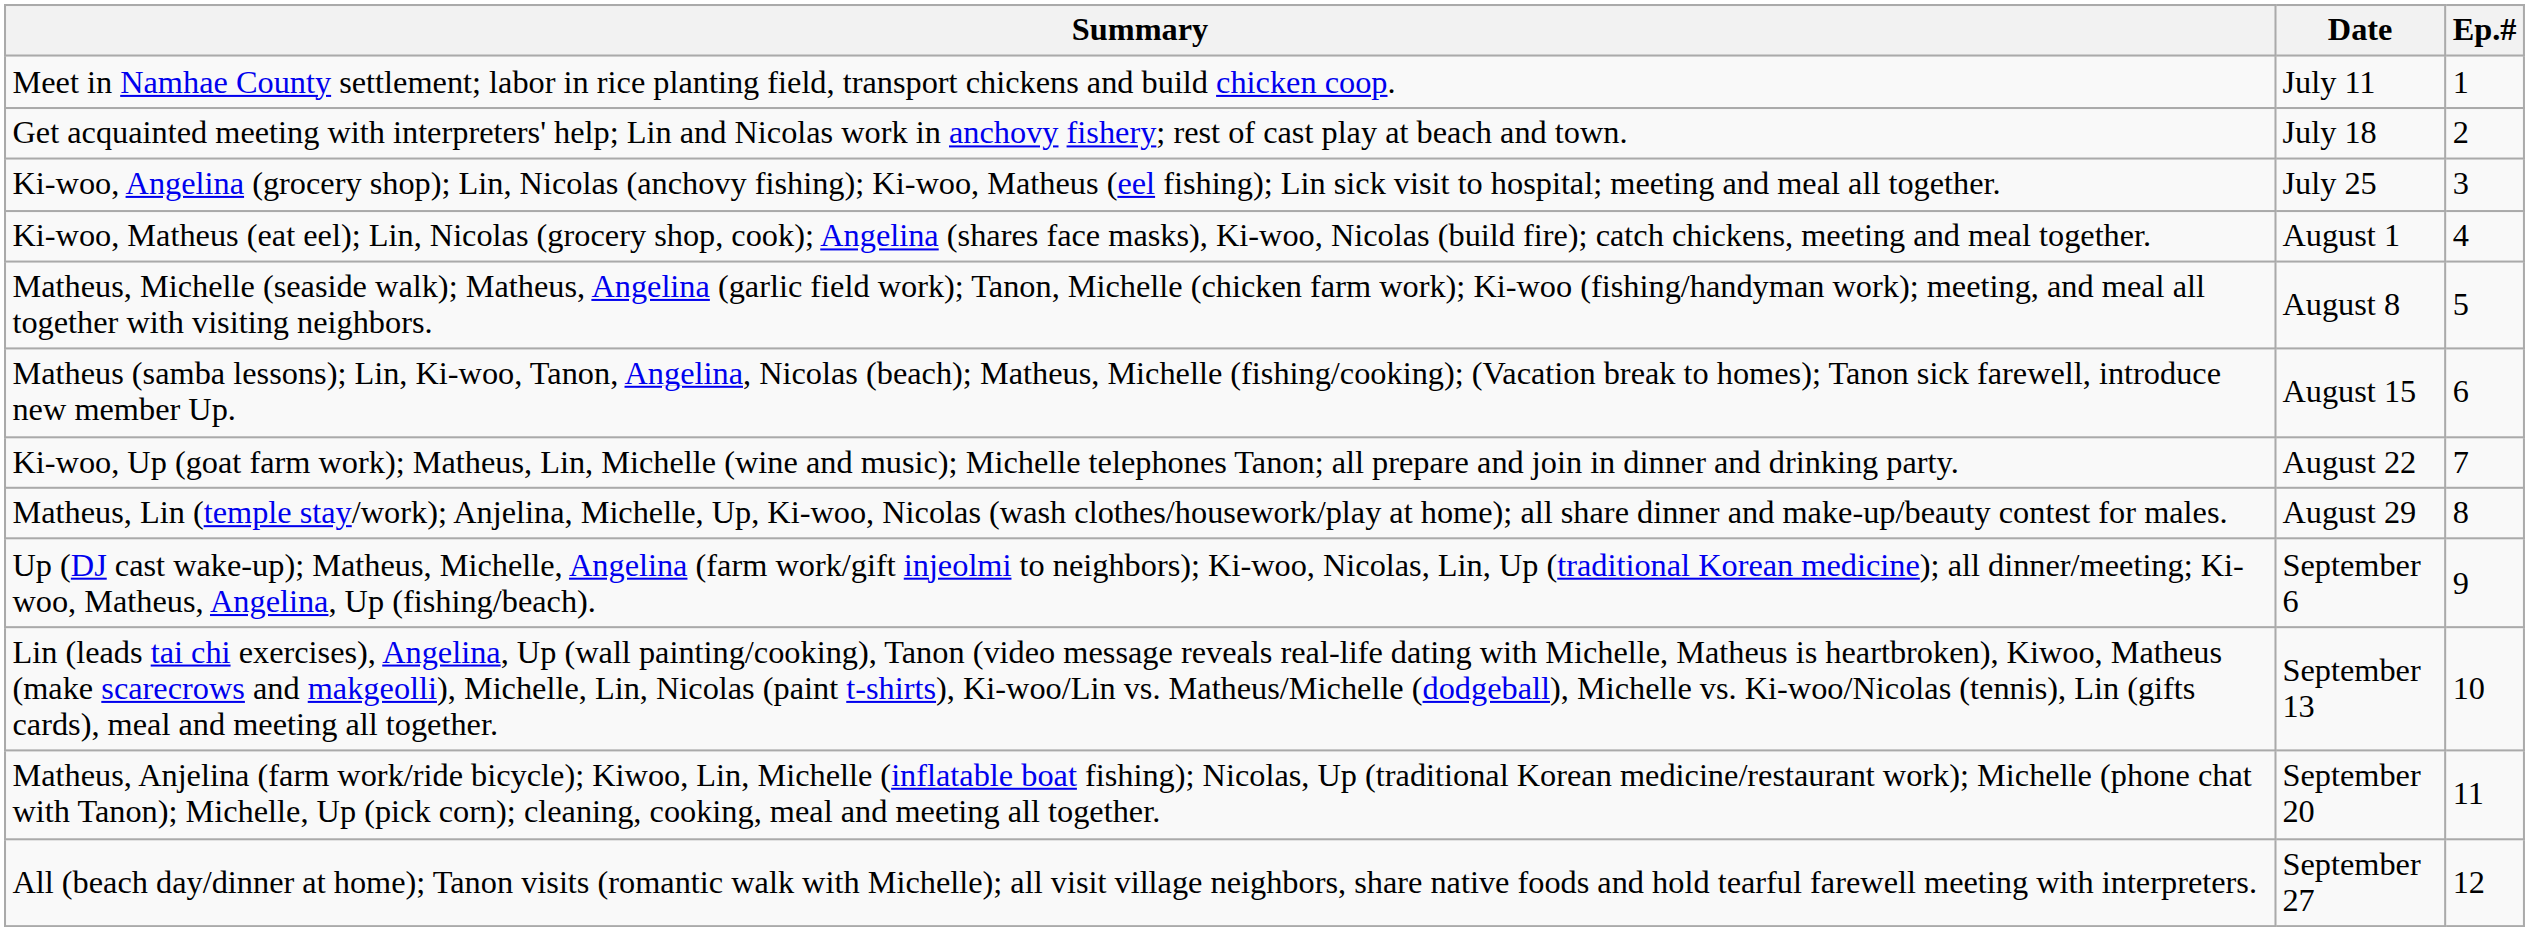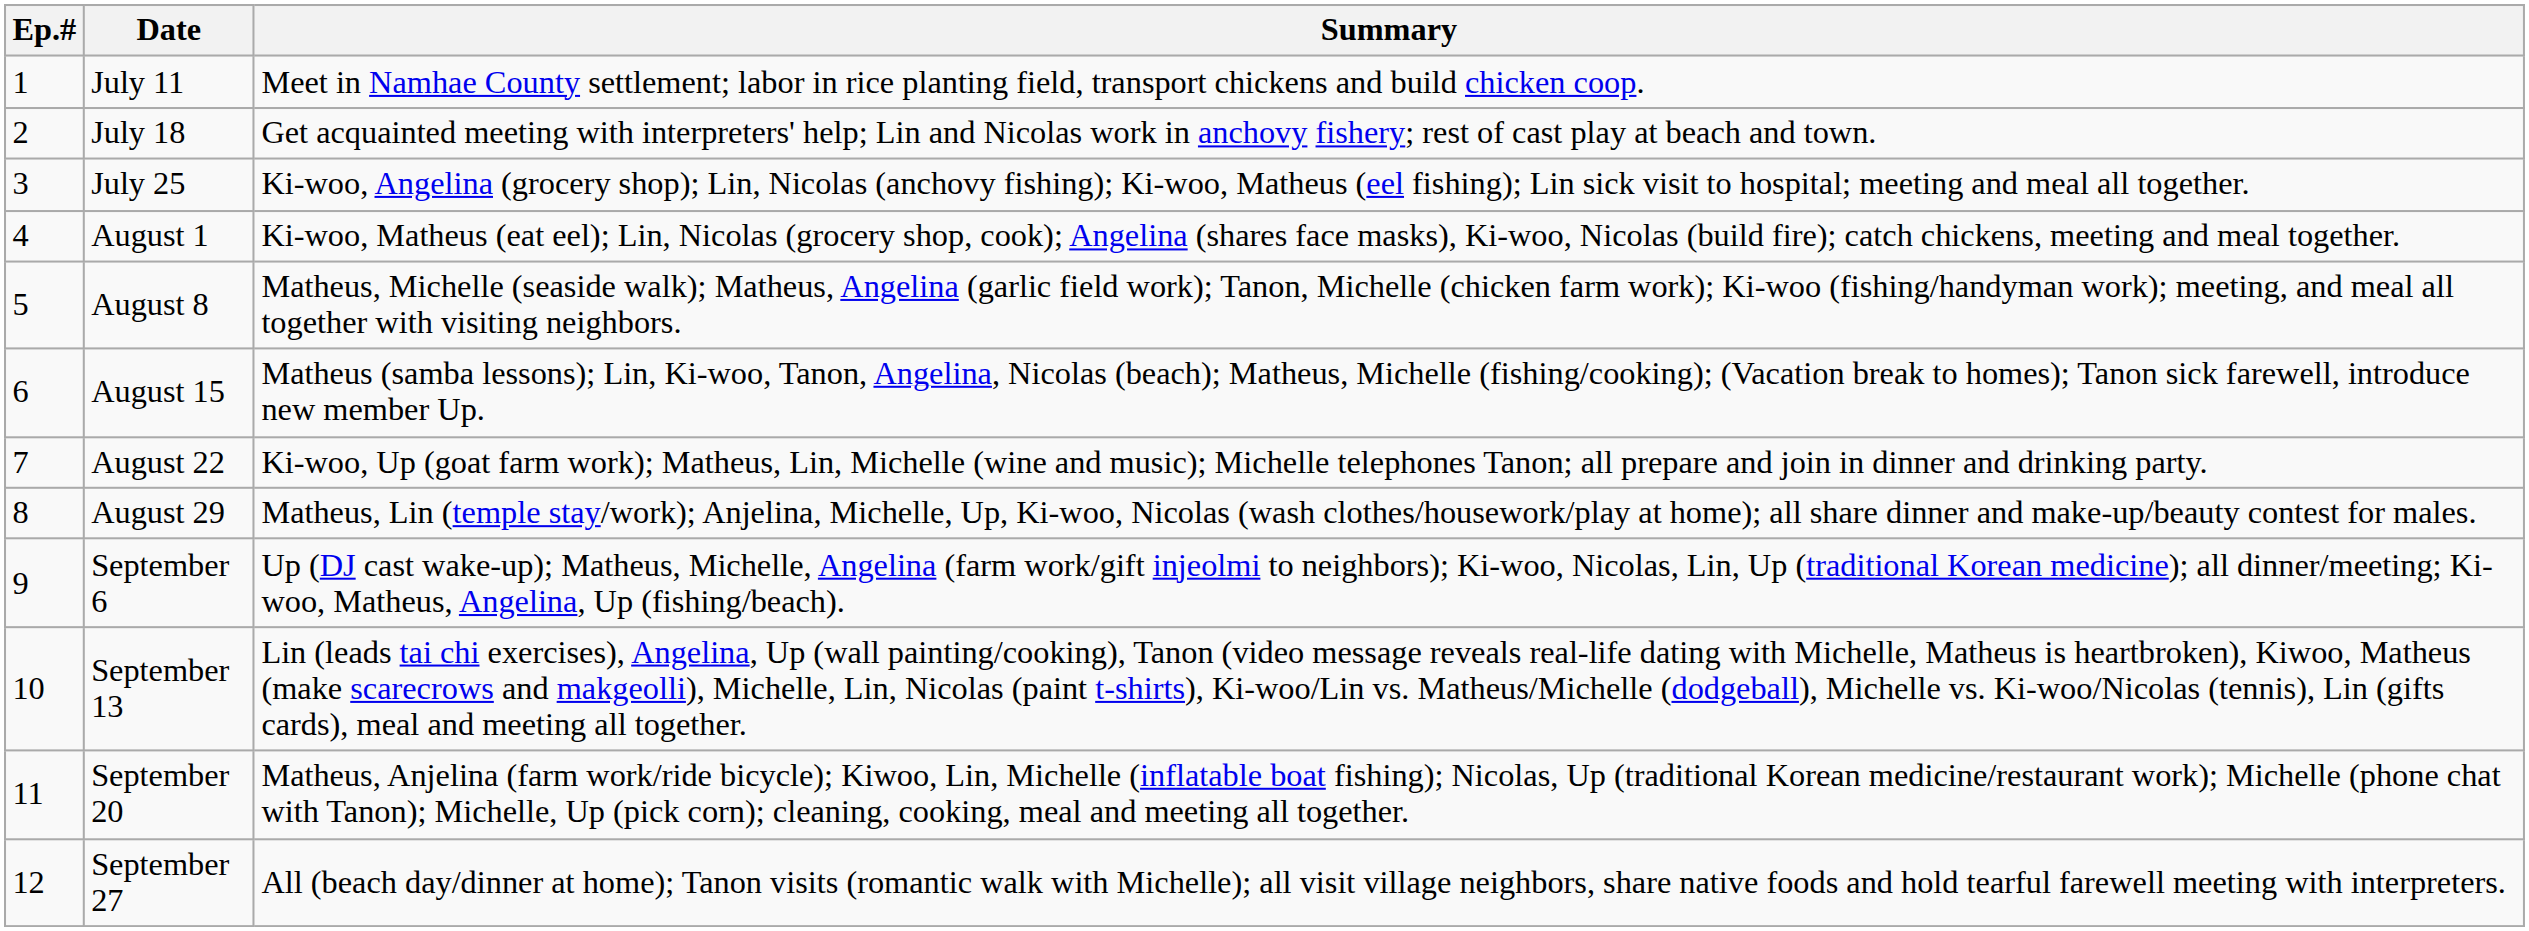columns swapped: (2485, 30) <-> (1140, 30)
